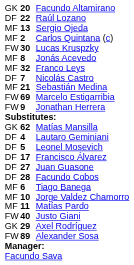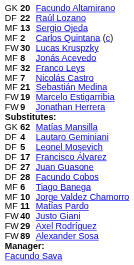(11, 77) DF -> (11, 77) MF
(25, 97) 69 -> (25, 97) 19
(11, 226) GK -> (12, 226) FW
